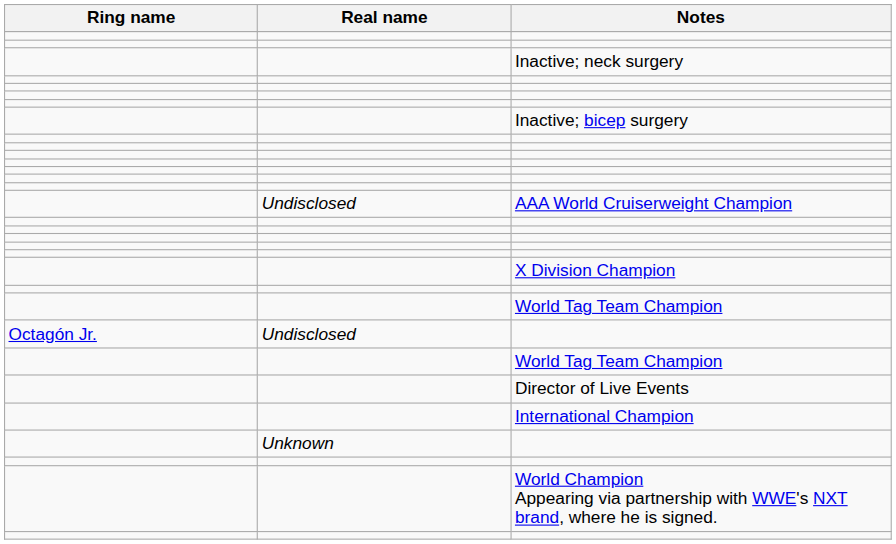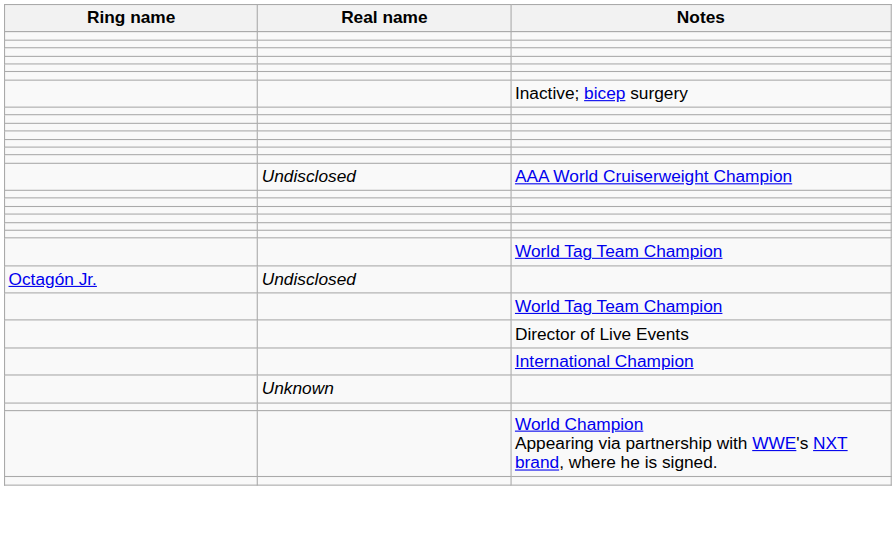- row: (384, 62)
- row: (384, 271)
